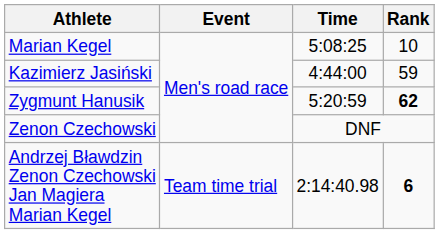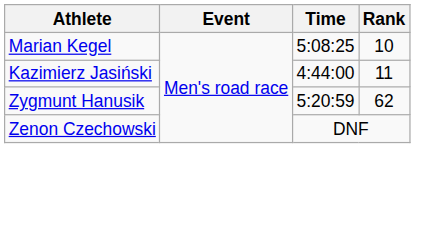(408, 74) 59 -> (384, 74) 11
(408, 101) bold -> (384, 101) normal
- row: (82, 185)
